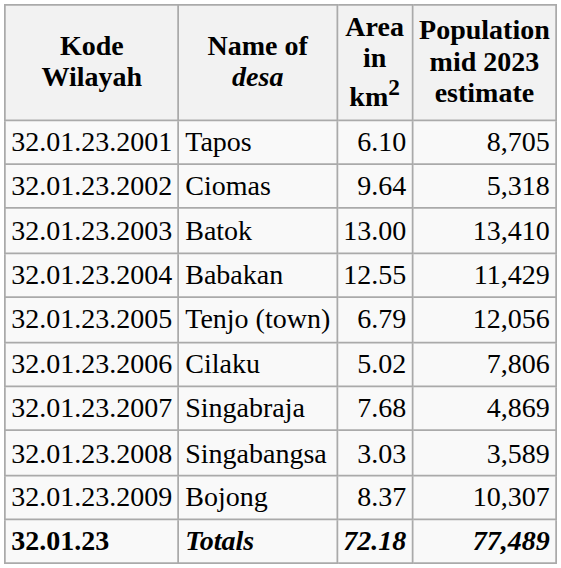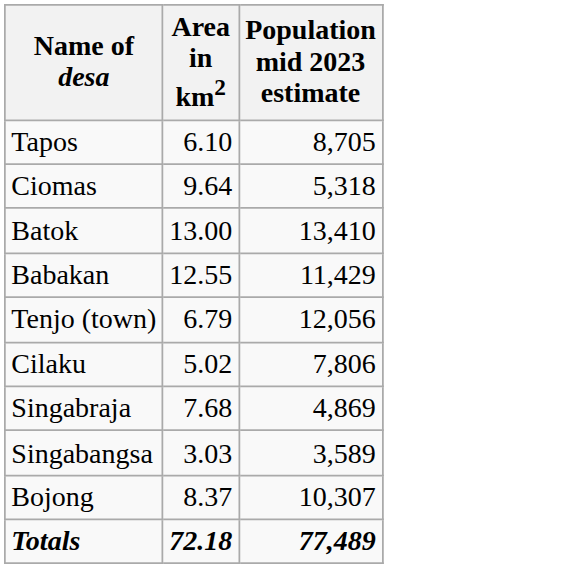- column: (92, 61)
